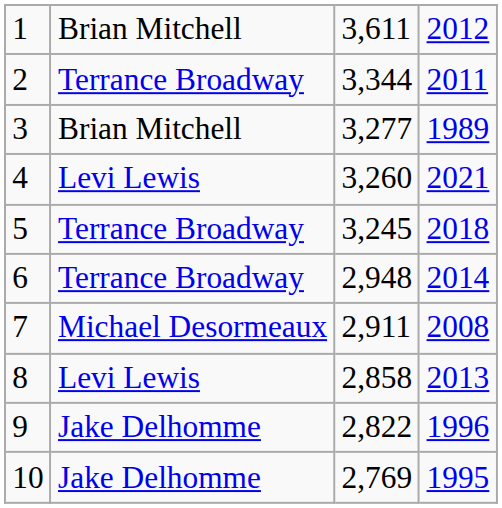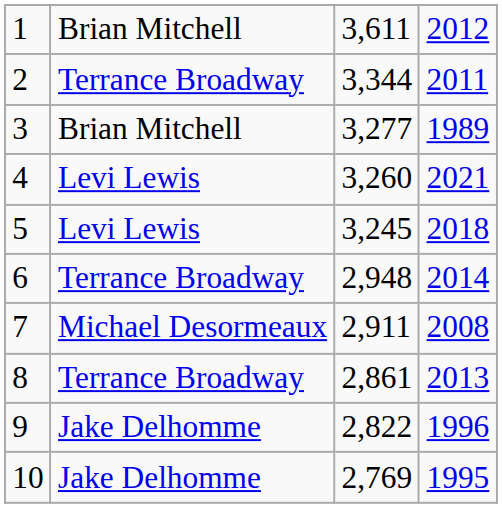(181, 228) Terrance Broadway -> (129, 228) Levi Lewis
(129, 377) Levi Lewis -> (181, 377) Terrance Broadway
(377, 377) 2,858 -> (377, 377) 2,861
